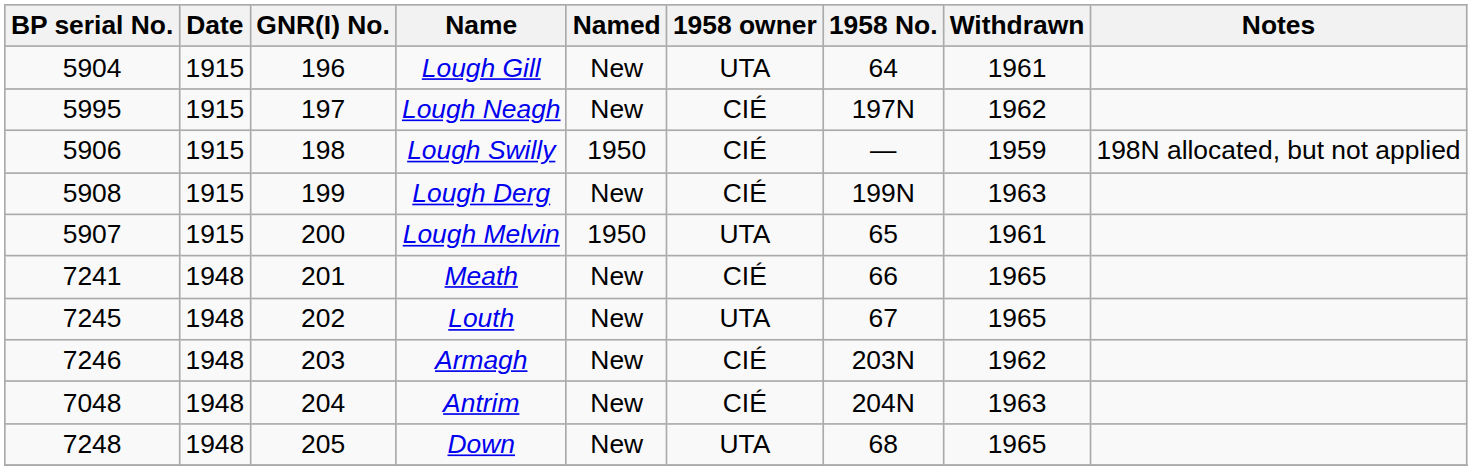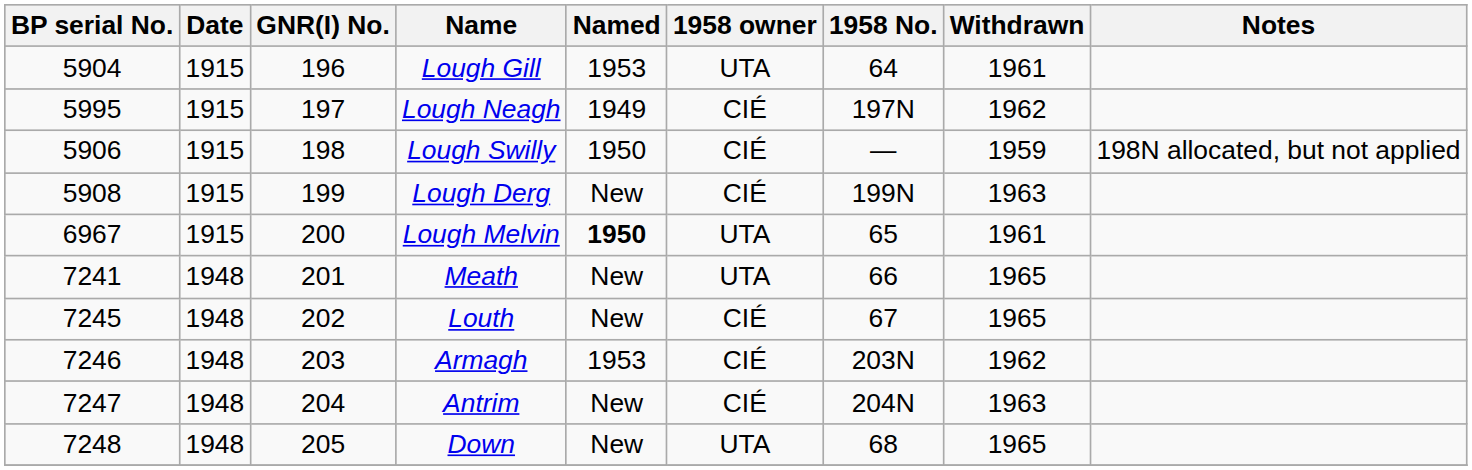(617, 67) New -> (617, 67) 1953
(617, 109) New -> (617, 109) 1949
(92, 234) 5907 -> (92, 234) 6967
(617, 234) normal -> (617, 234) bold
(745, 276) CIÉ -> (745, 276) UTA
(745, 318) UTA -> (745, 318) CIÉ
(617, 360) New -> (617, 360) 1953
(92, 402) 7048 -> (92, 402) 7247
